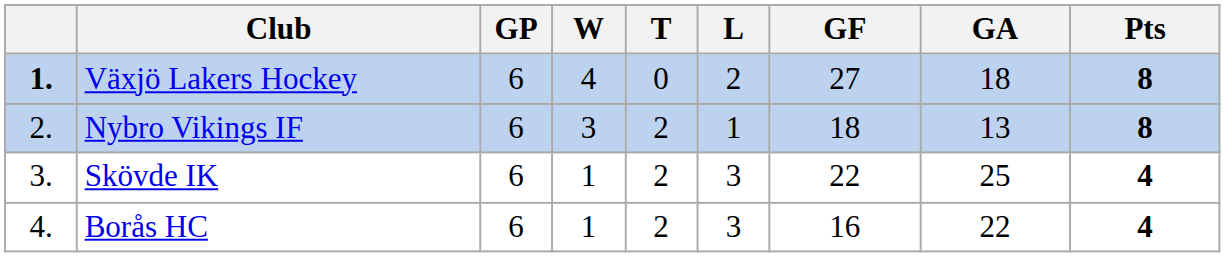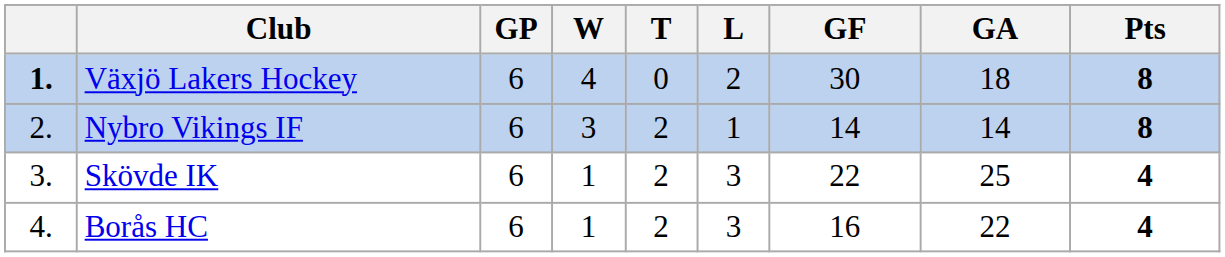(845, 78) 27 -> (845, 78) 30
(845, 127) 18 -> (845, 127) 14
(995, 127) 13 -> (995, 127) 14
